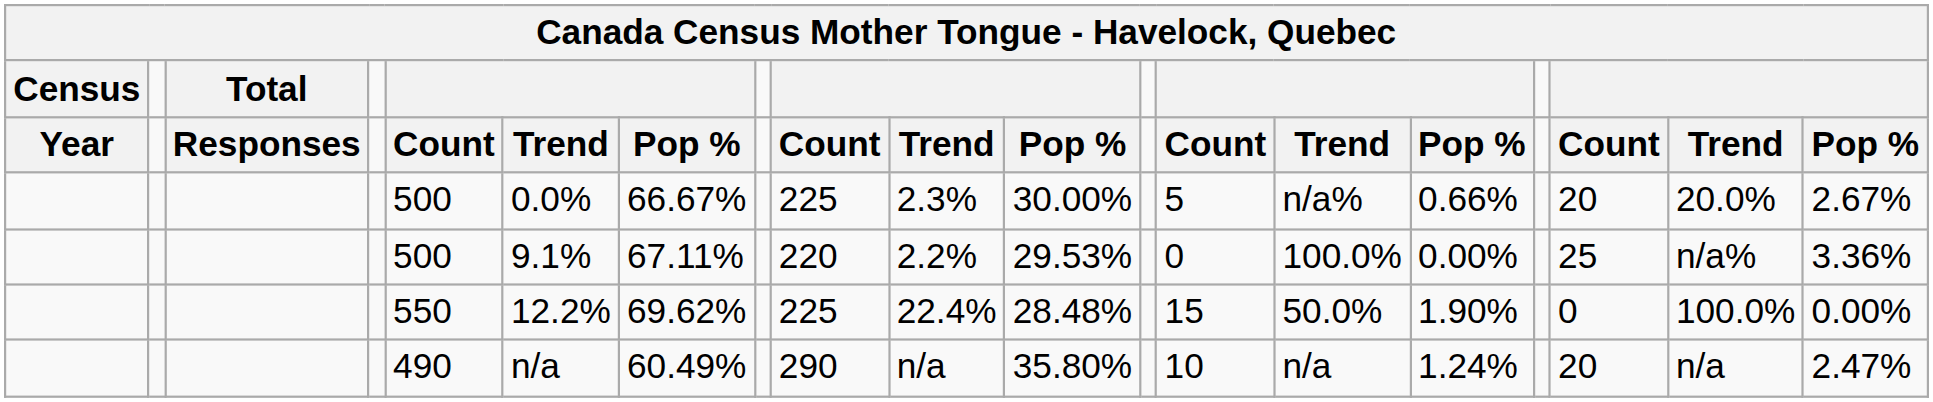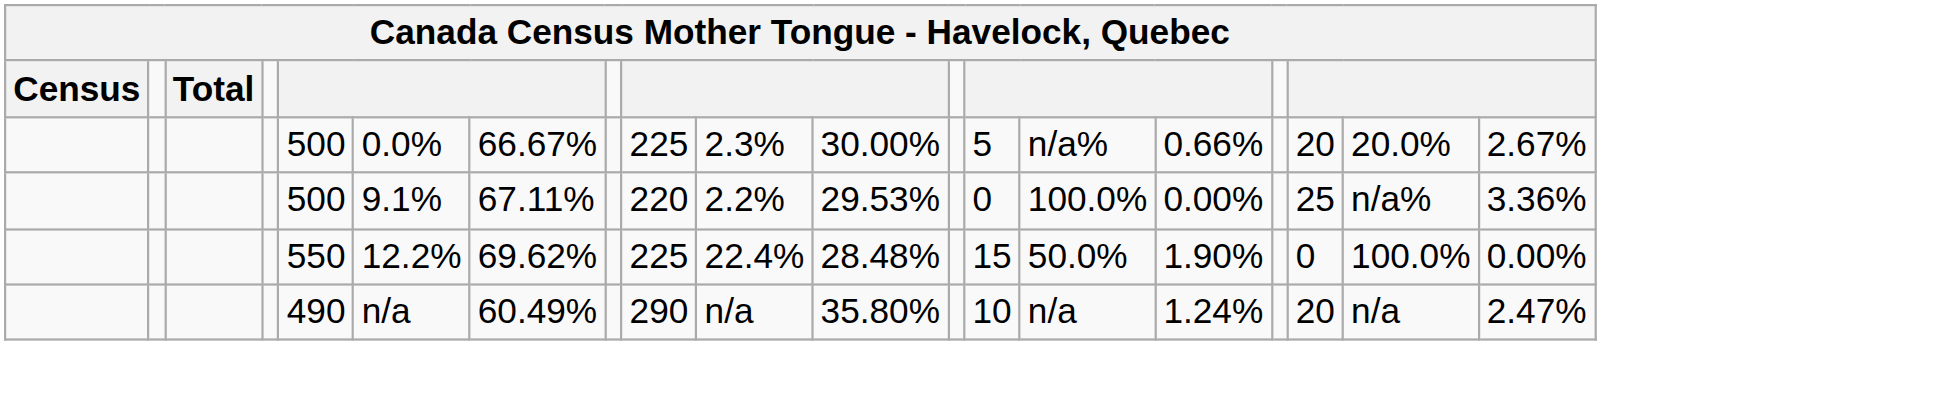- row: (77, 144)
